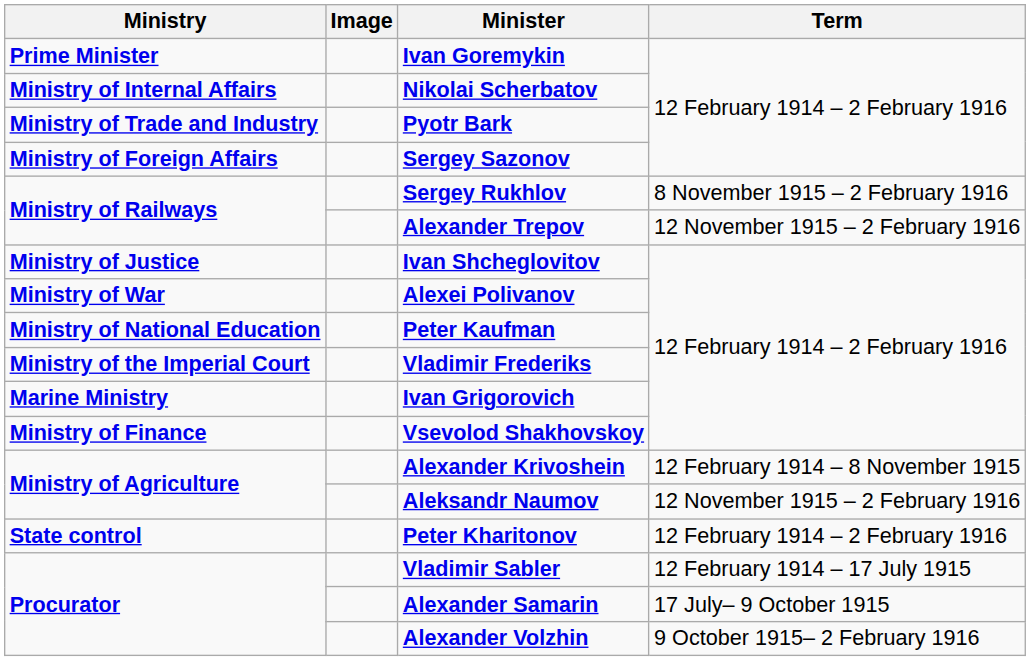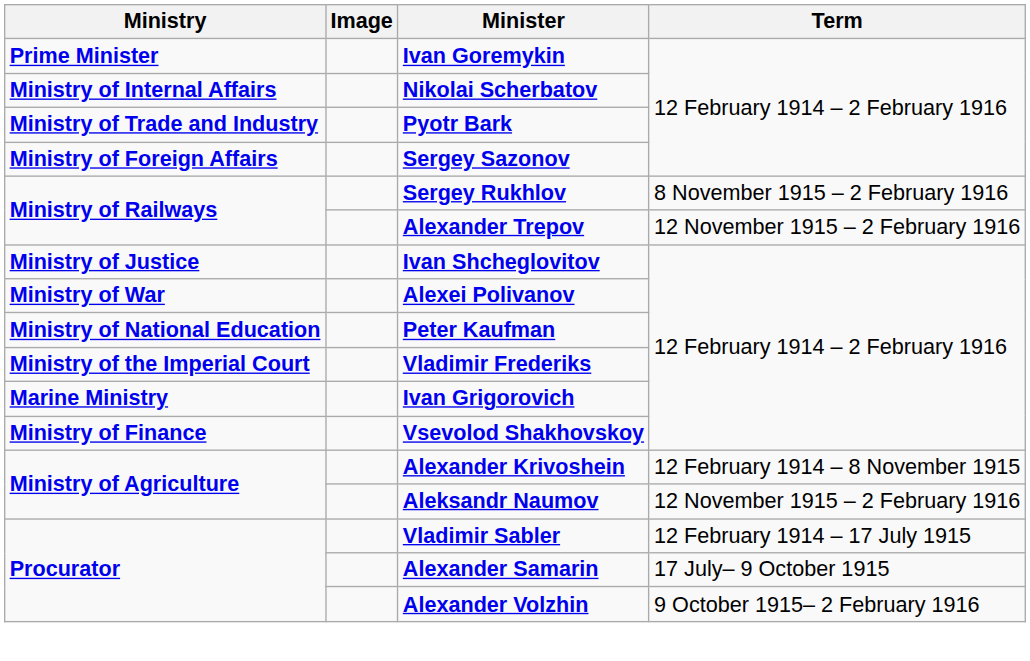- row: (490, 535)
